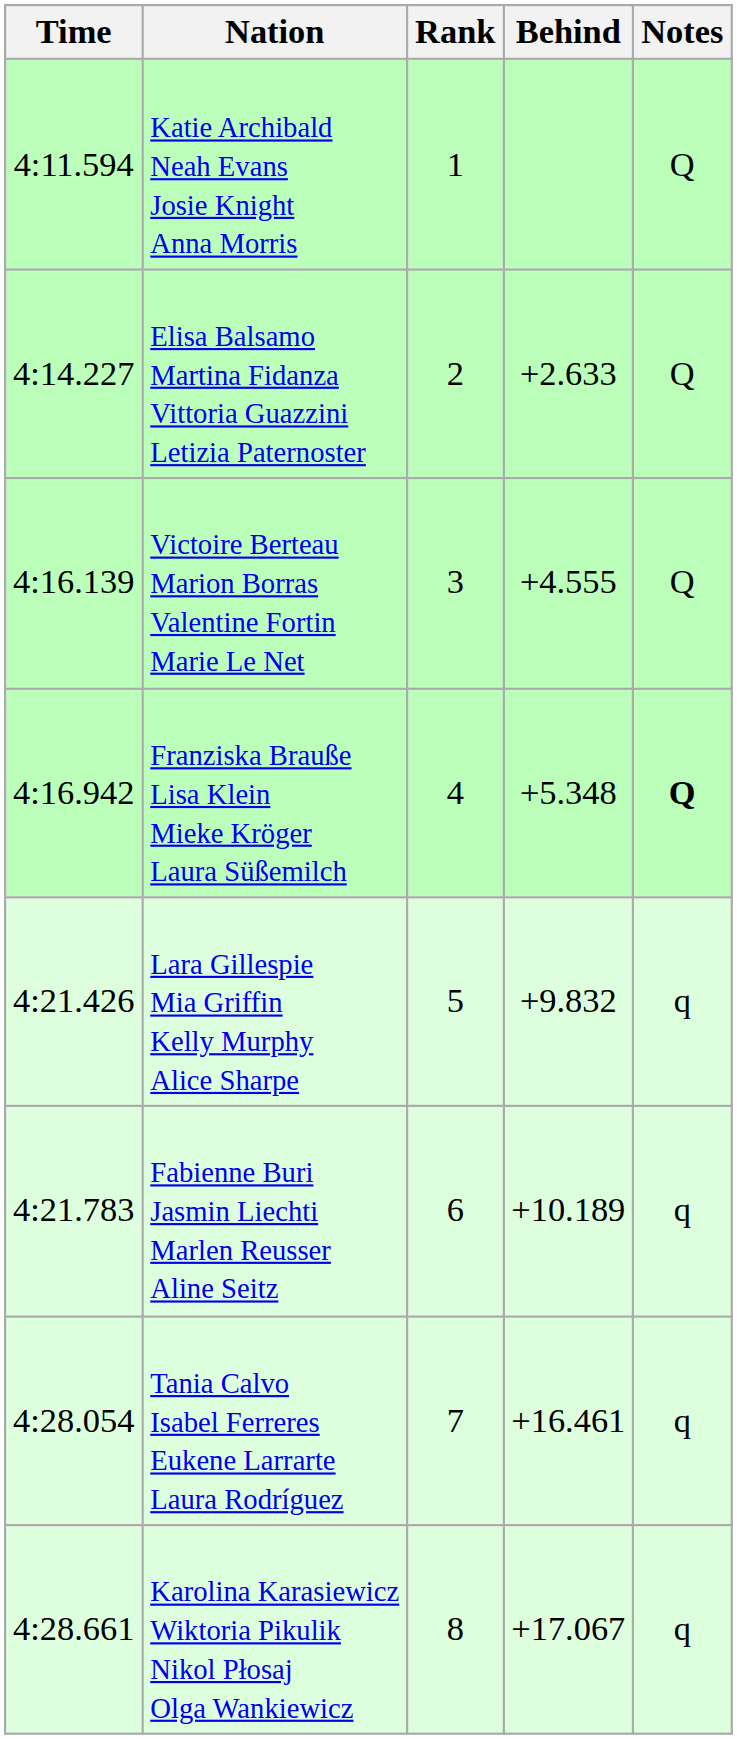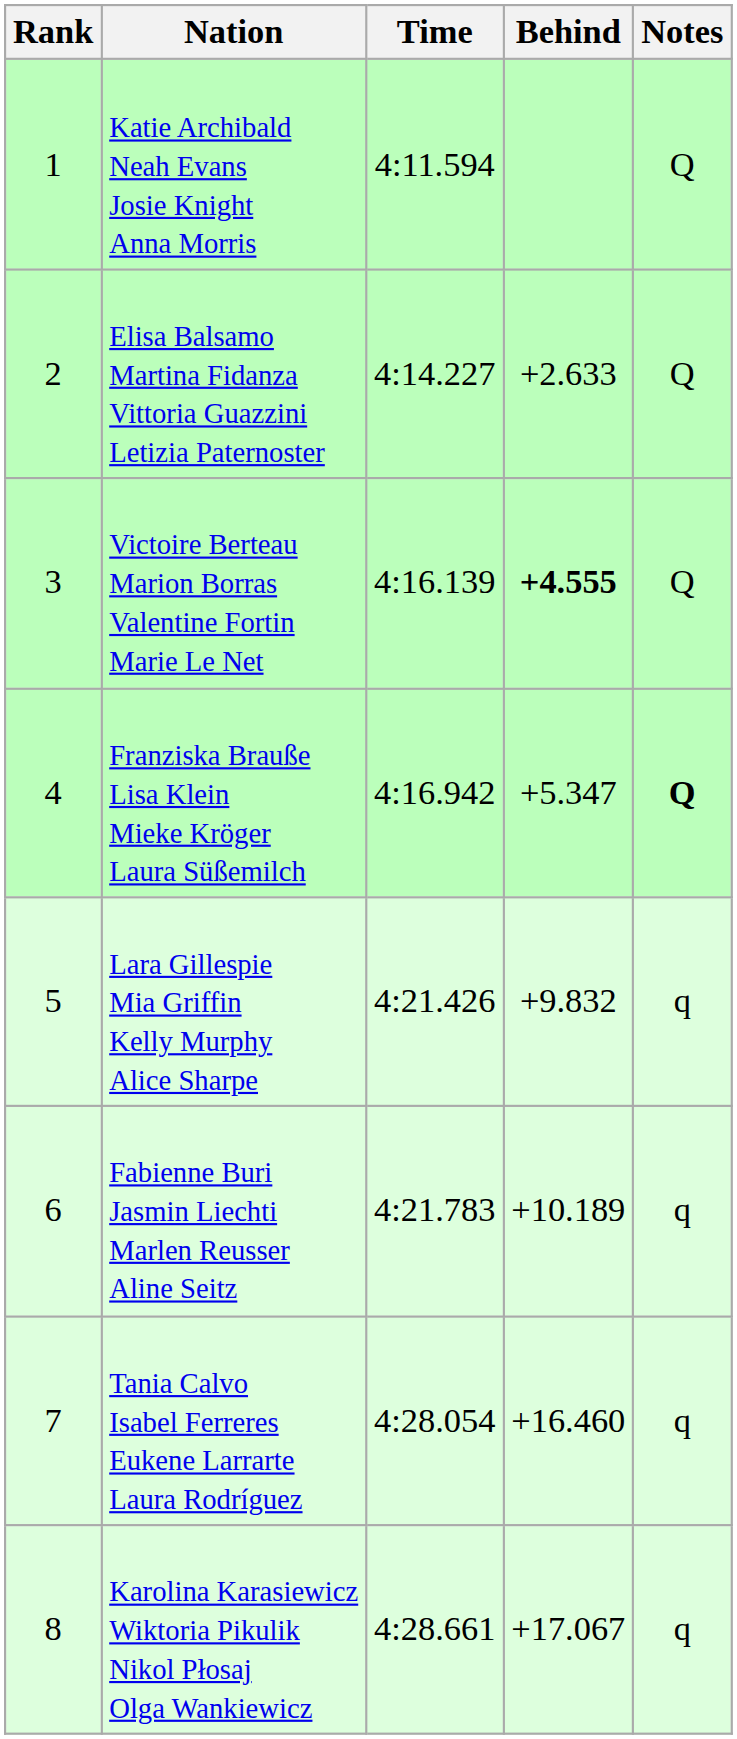columns swapped: (455, 31) <-> (74, 31)
(568, 582) normal -> (568, 582) bold
(568, 791) +5.348 -> (568, 791) +5.347
(568, 1419) +16.461 -> (568, 1419) +16.460
